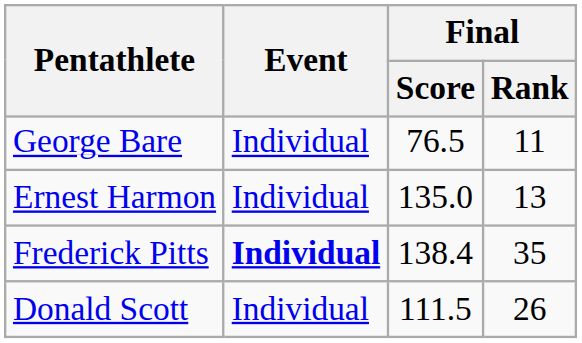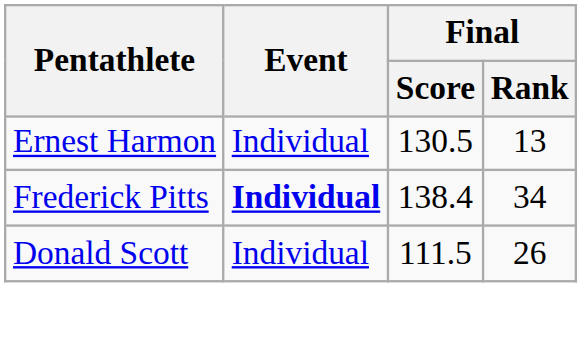- row: (98, 142)
(435, 197) 135.0 -> (435, 142) 130.5
(530, 252) 35 -> (530, 197) 34
